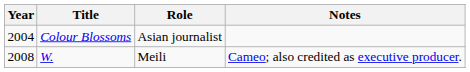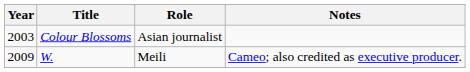(21, 36) 2004 -> (21, 36) 2003
(21, 57) 2008 -> (21, 57) 2009
